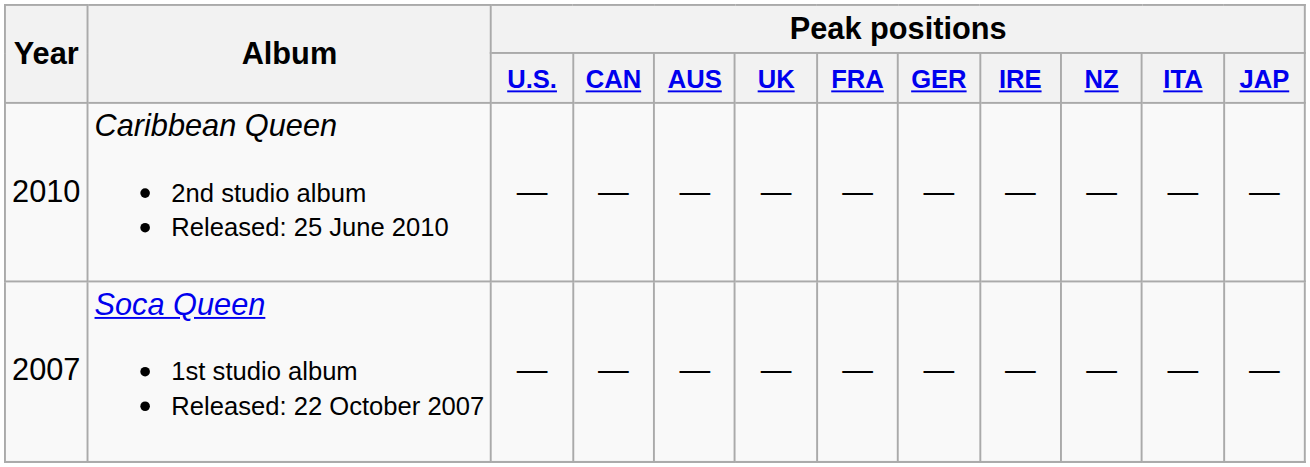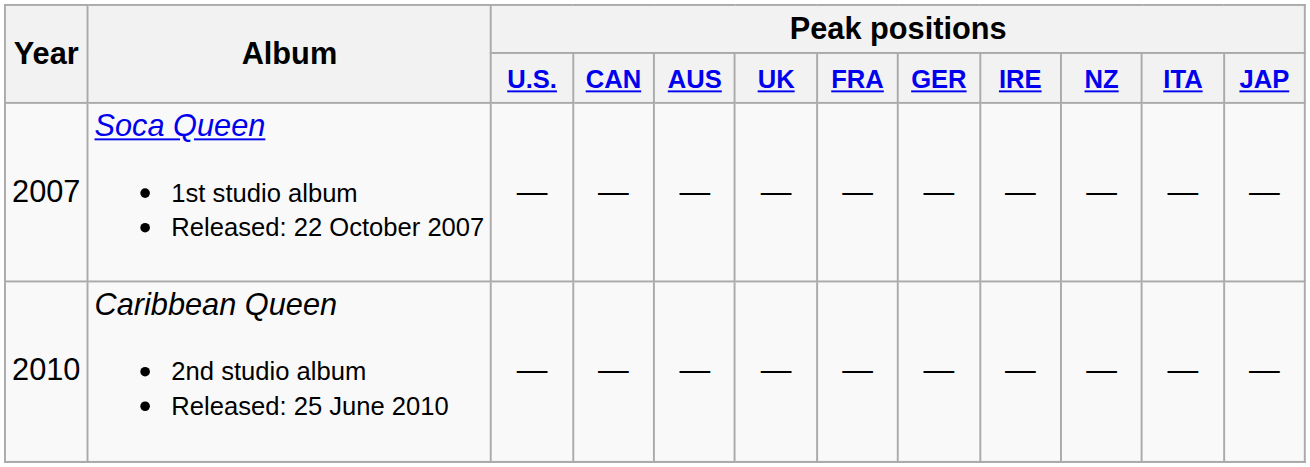rows swapped: (289, 356) <-> (289, 177)
